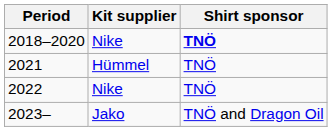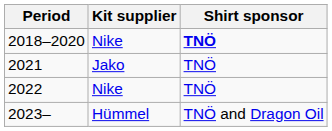(121, 65) Hümmel -> (108, 65) Jako
(108, 114) Jako -> (121, 114) Hümmel
